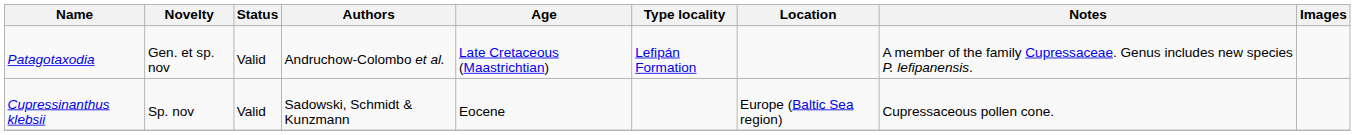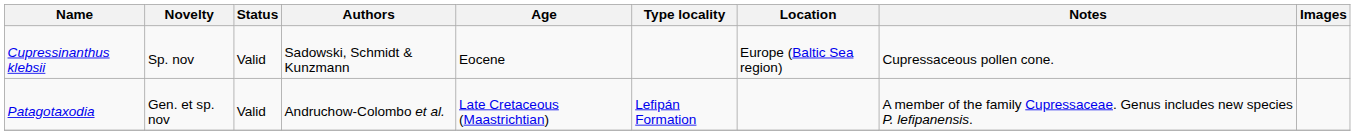rows swapped: (59, 111) <-> (51, 59)
